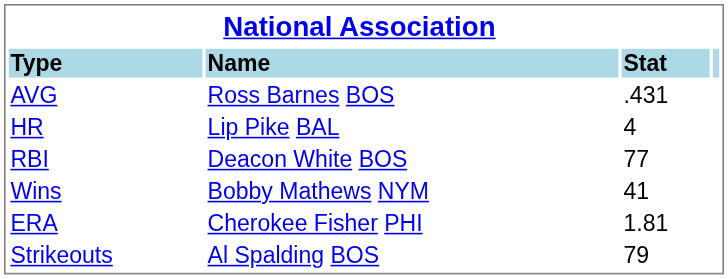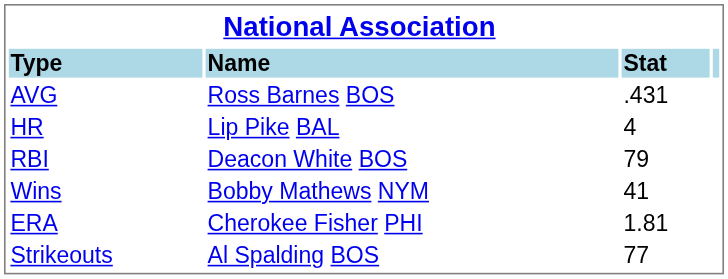(636, 159) 77 -> (636, 159) 79
(636, 255) 79 -> (636, 255) 77
